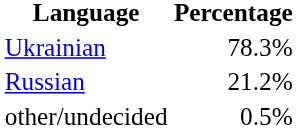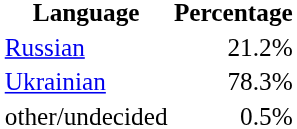rows swapped: (55, 47) <-> (45, 82)
